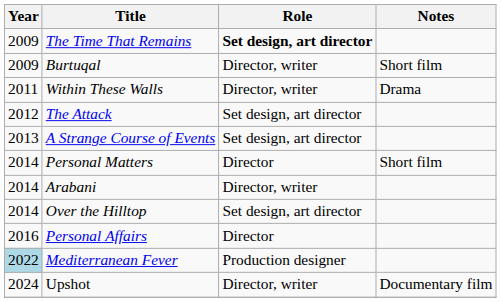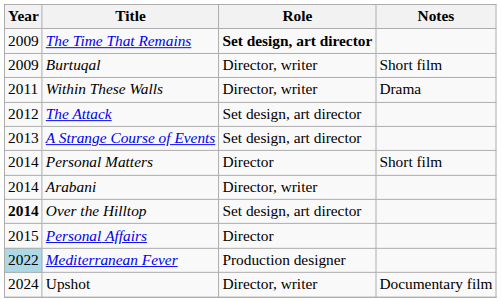(23, 211) normal -> (23, 211) bold
(23, 235) 2016 -> (23, 235) 2015
